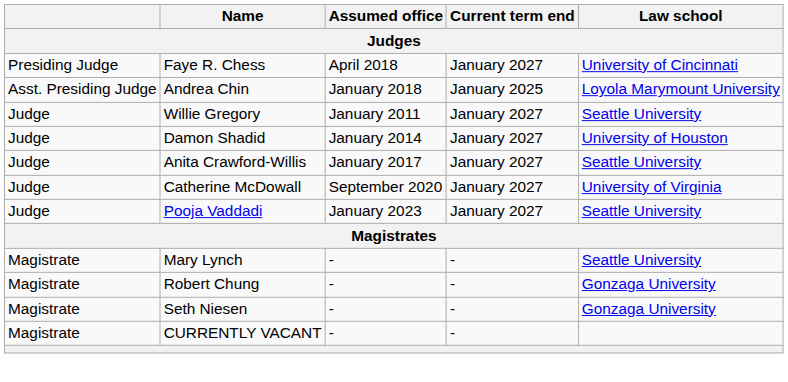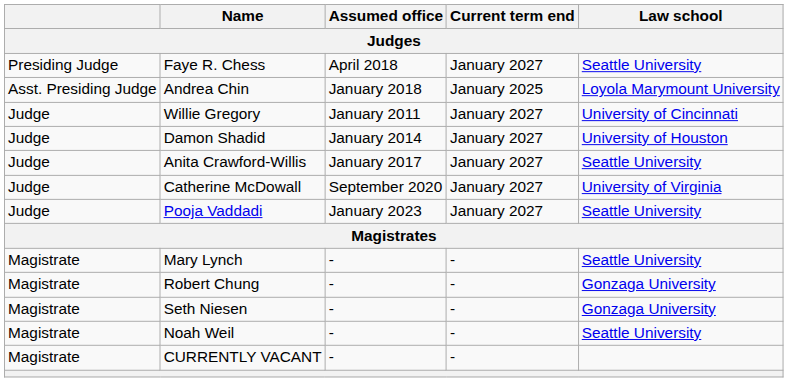(660, 65) University of Cincinnati -> (642, 65) Seattle University
(642, 114) Seattle University -> (660, 114) University of Cincinnati
+ row: (199, 333)
